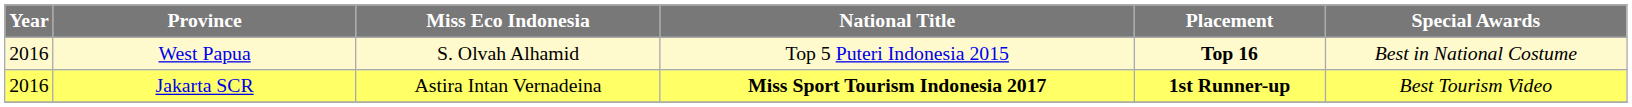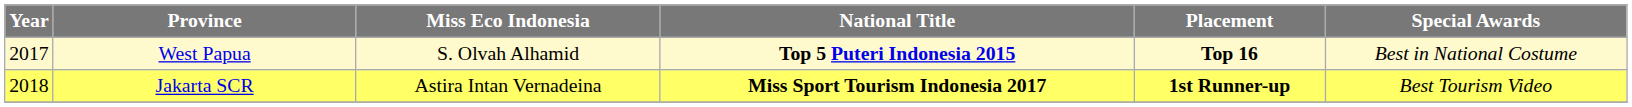(29, 53) 2016 -> (29, 53) 2017
(897, 53) normal -> (897, 53) bold
(29, 86) 2016 -> (29, 86) 2018
